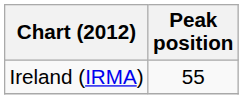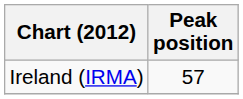(193, 76) 55 -> (193, 76) 57
